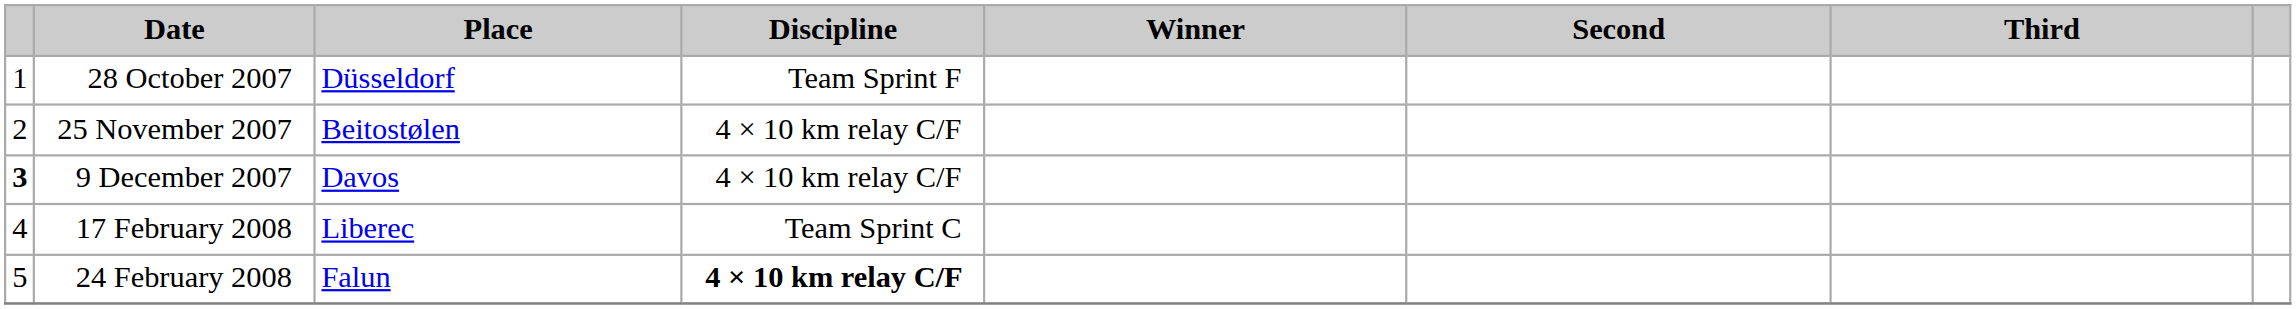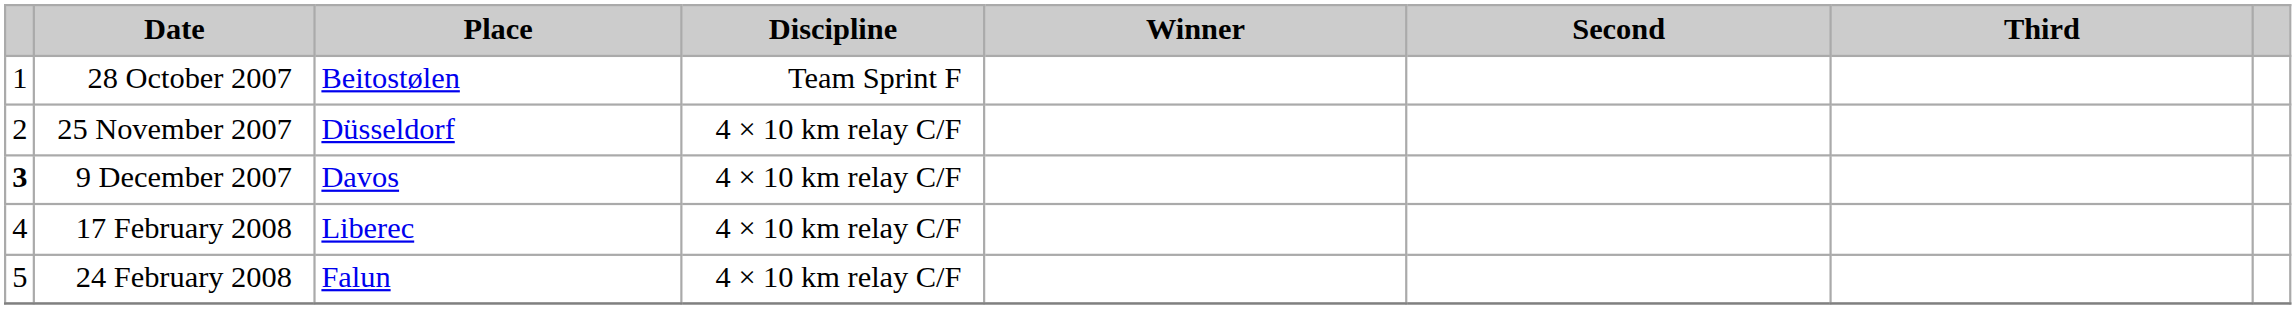(388, 78) Düsseldorf -> (391, 78) Beitostølen
(391, 128) Beitostølen -> (388, 128) Düsseldorf
(881, 228) Team Sprint C -> (846, 228) 4 × 10 km relay C/F
(841, 277) bold -> (846, 277) normal
